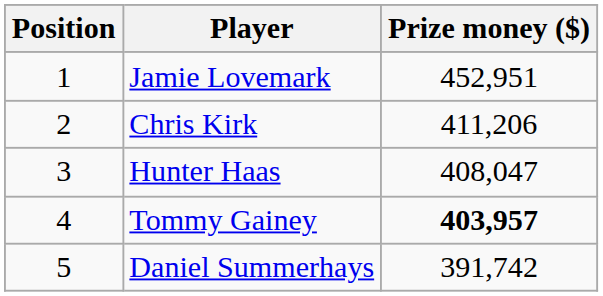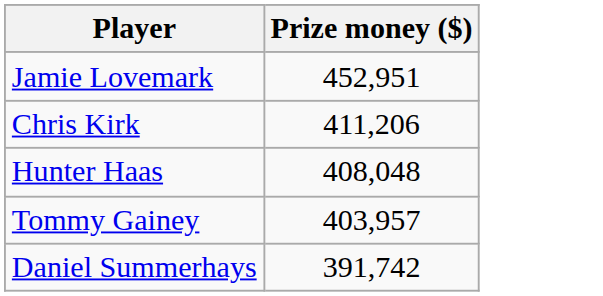- column: (64, 28)
(489, 171) 408,047 -> (372, 171) 408,048
(489, 219) bold -> (372, 219) normal
